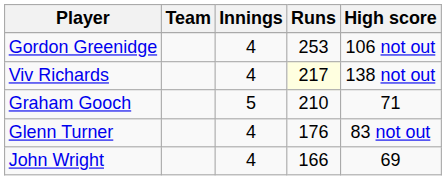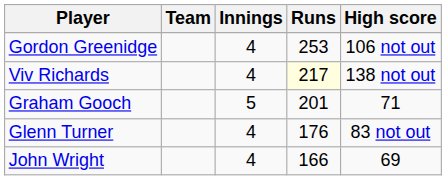(313, 103) 210 -> (313, 103) 201
